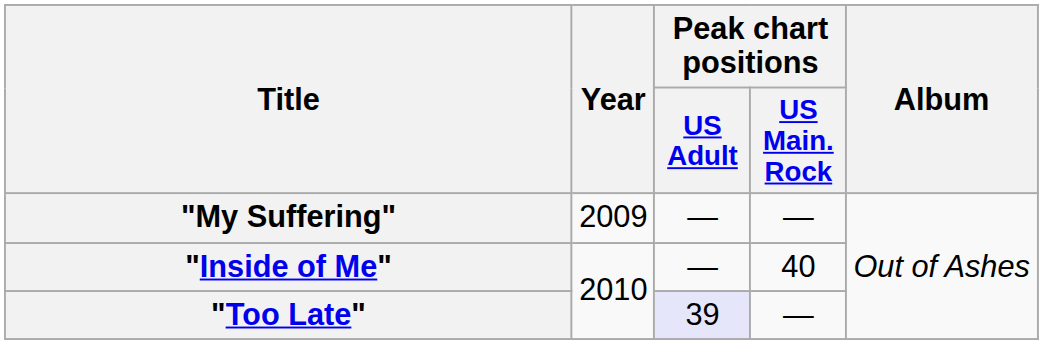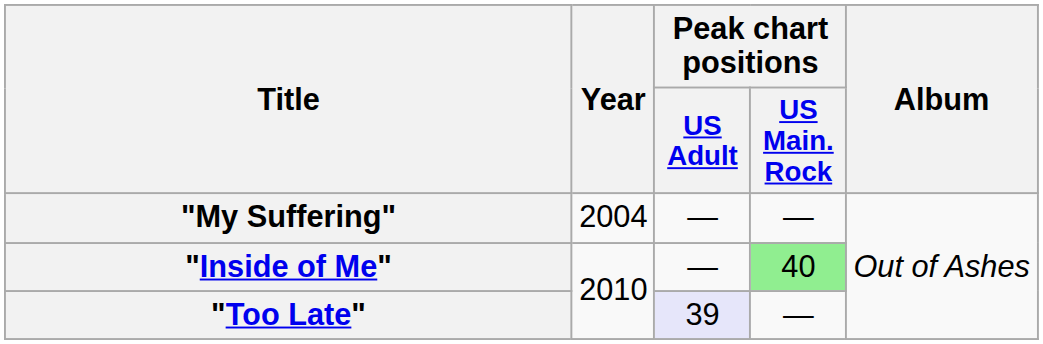(613, 217) 2009 -> (613, 217) 2004
(798, 265) no background -> (798, 265) lightgreen background
